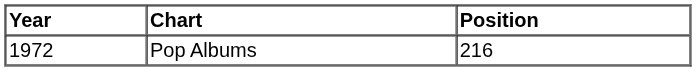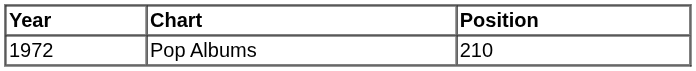(476, 50) 216 -> (476, 50) 210
